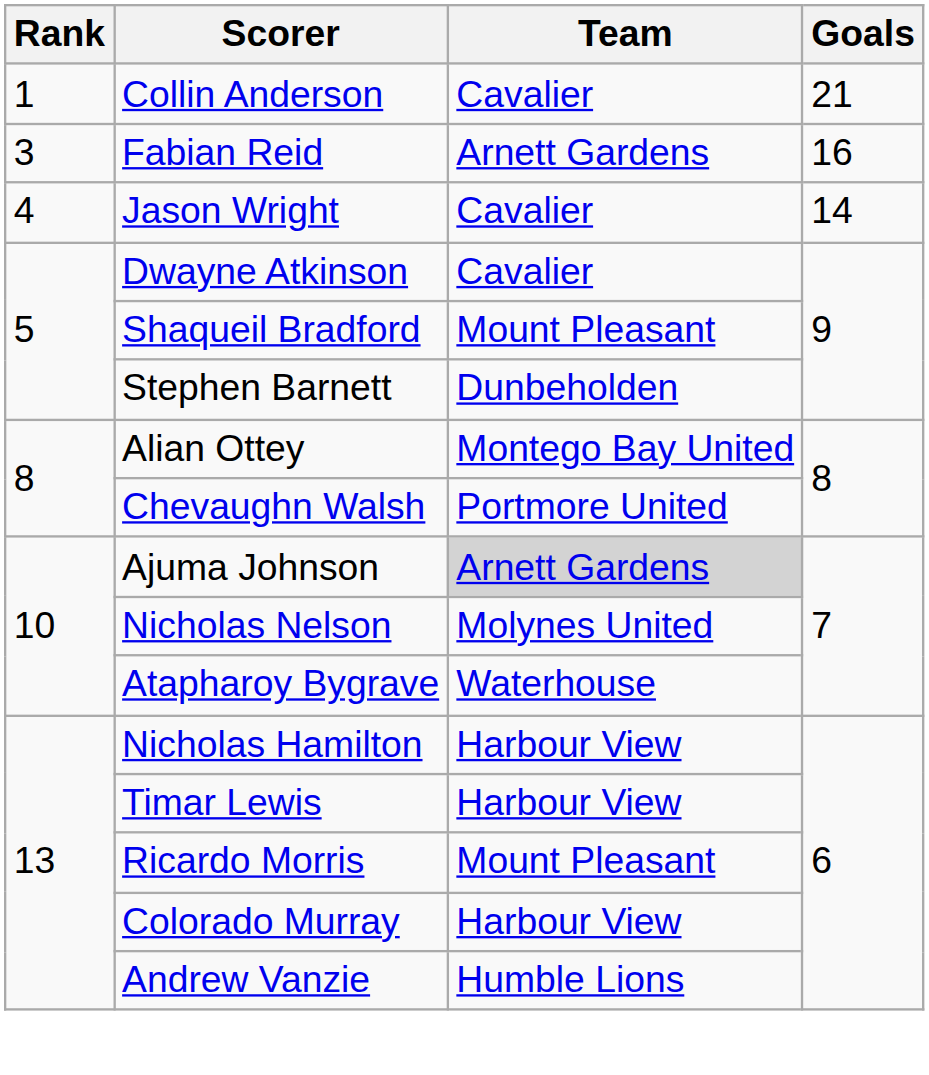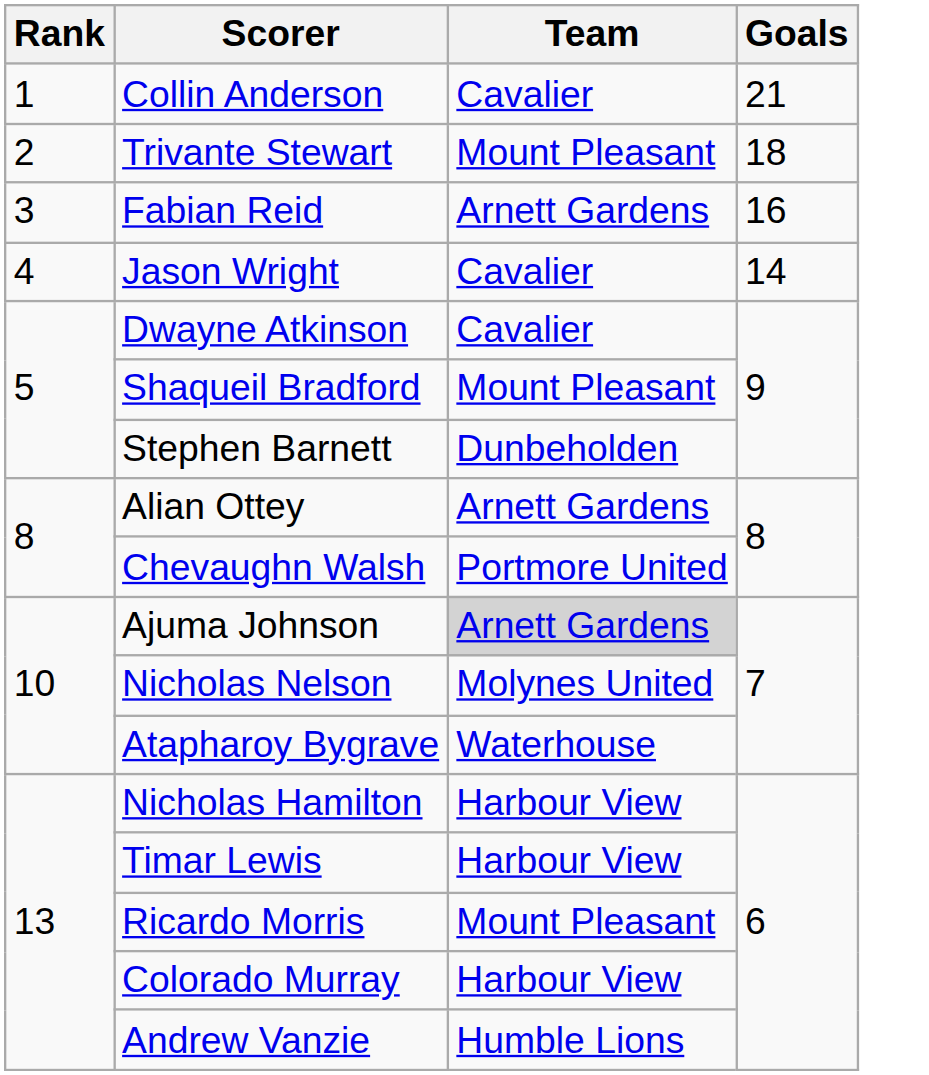+ row: (257, 152)
(625, 447) Montego Bay United -> (583, 507) Arnett Gardens
